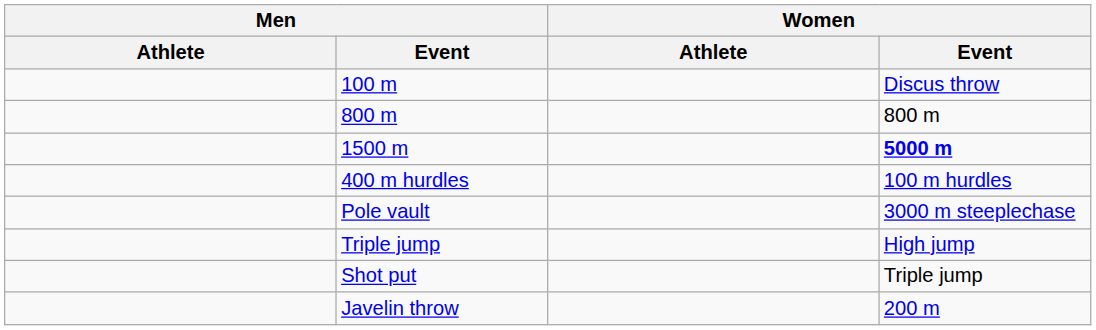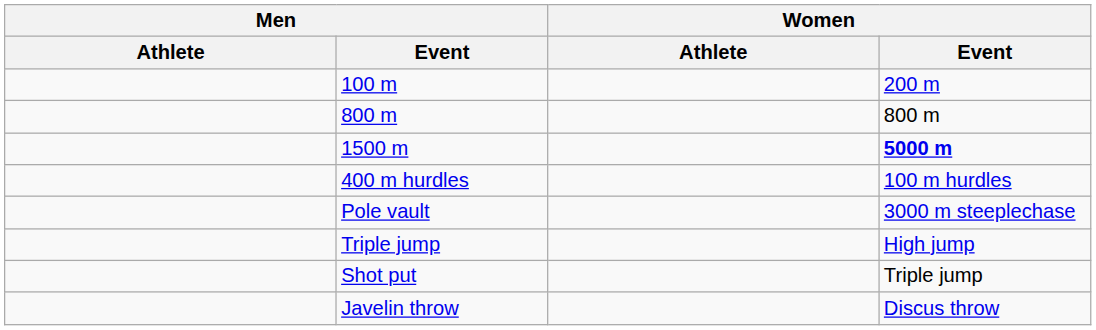(942, 84) Discus throw -> (912, 84) 200 m
(912, 308) 200 m -> (942, 308) Discus throw
